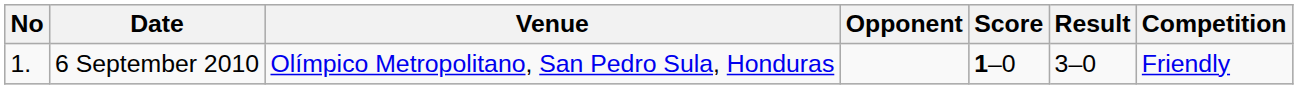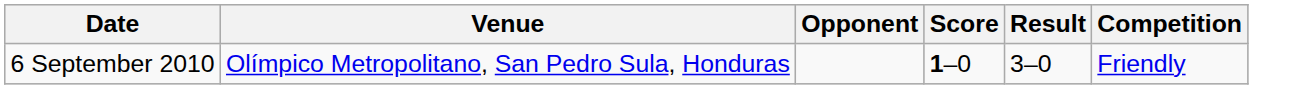- column: (27, 24)
